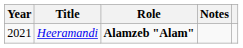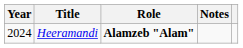(19, 33) 2021 -> (19, 33) 2024
